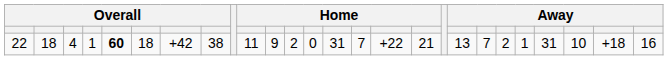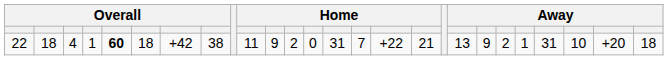(487, 44) 7 -> (487, 44) 9
(613, 44) +18 -> (613, 44) +20
(649, 44) 16 -> (649, 44) 18
